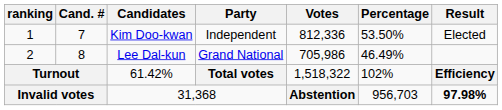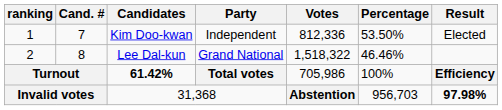(322, 54) 705,986 -> (322, 54) 1,518,322
(382, 54) 46.49% -> (382, 54) 46.46%
(151, 74) normal -> (151, 74) bold
(322, 74) 1,518,322 -> (322, 74) 705,986
(377, 74) 102% -> (377, 74) 100%
